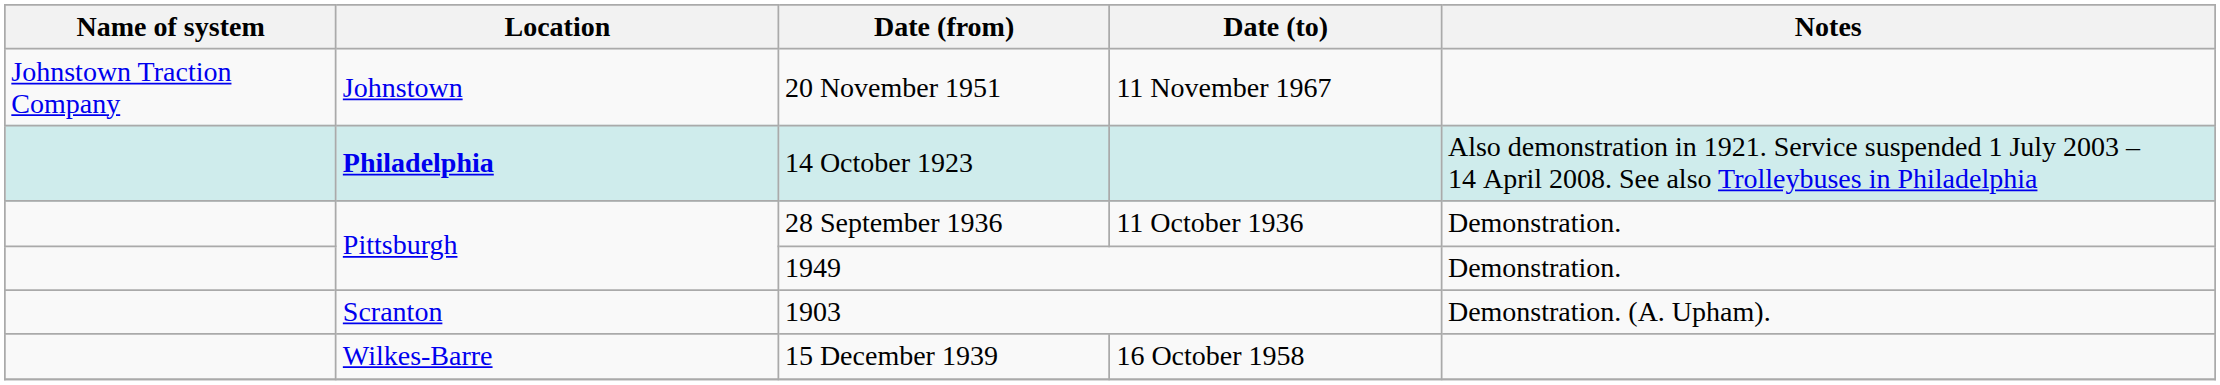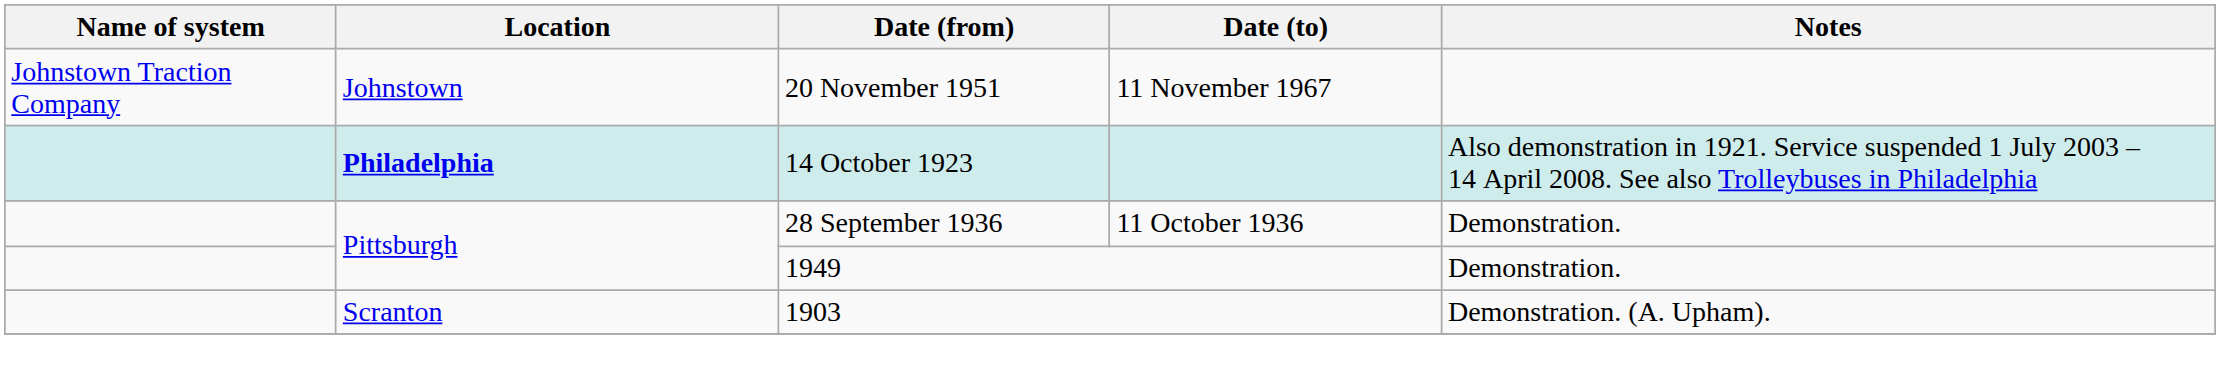- row: (891, 356)
